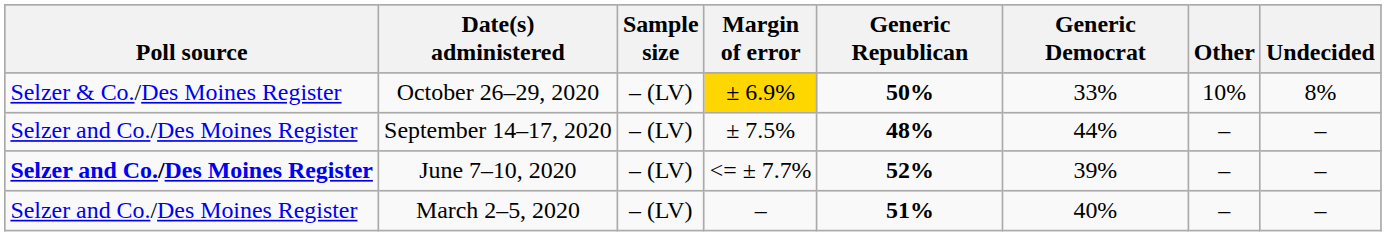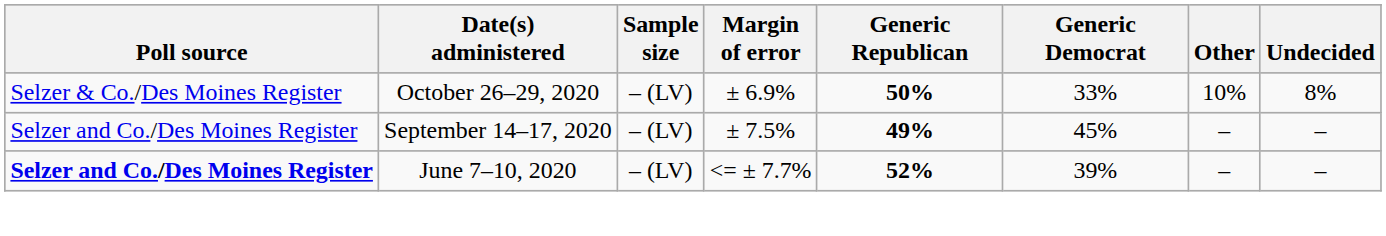(761, 92) gold background -> (761, 92) no background
(910, 131) 48% -> (910, 131) 49%
(1095, 131) 44% -> (1095, 131) 45%
- row: (498, 210)
